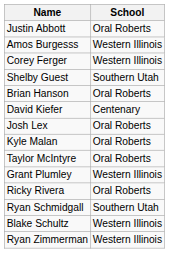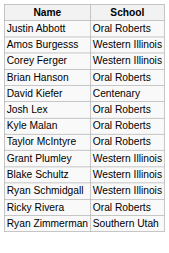- row: (37, 77)
rows swapped: (35, 191) <-> (38, 223)
(126, 207) Southern Utah -> (127, 191) Western Illinois
(127, 239) Western Illinois -> (126, 223) Southern Utah
